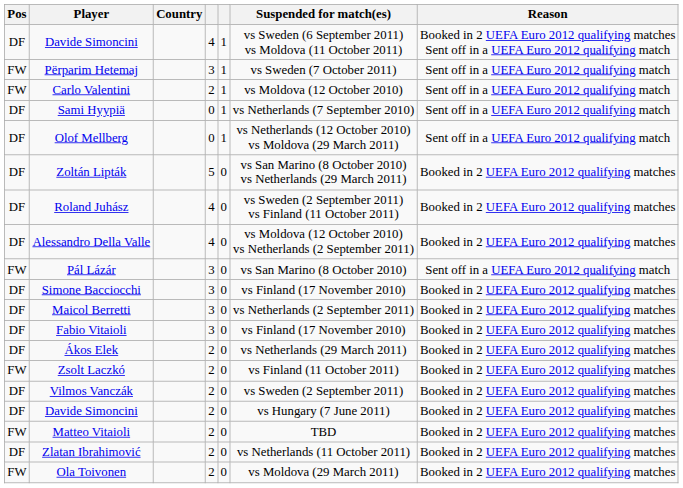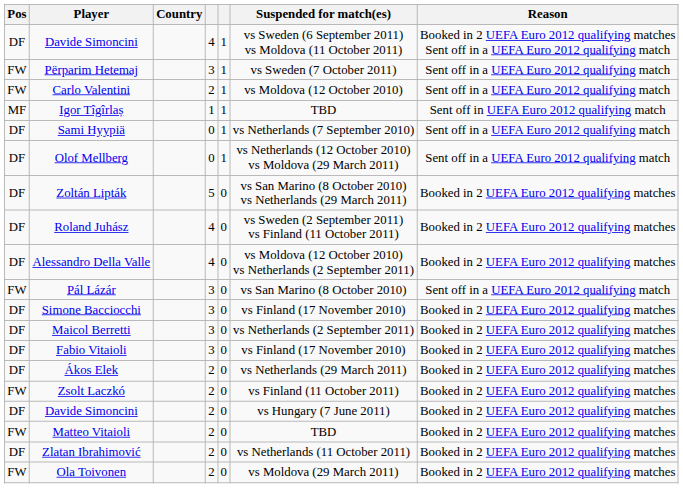+ row: (91, 110)
- row: (91, 391)
